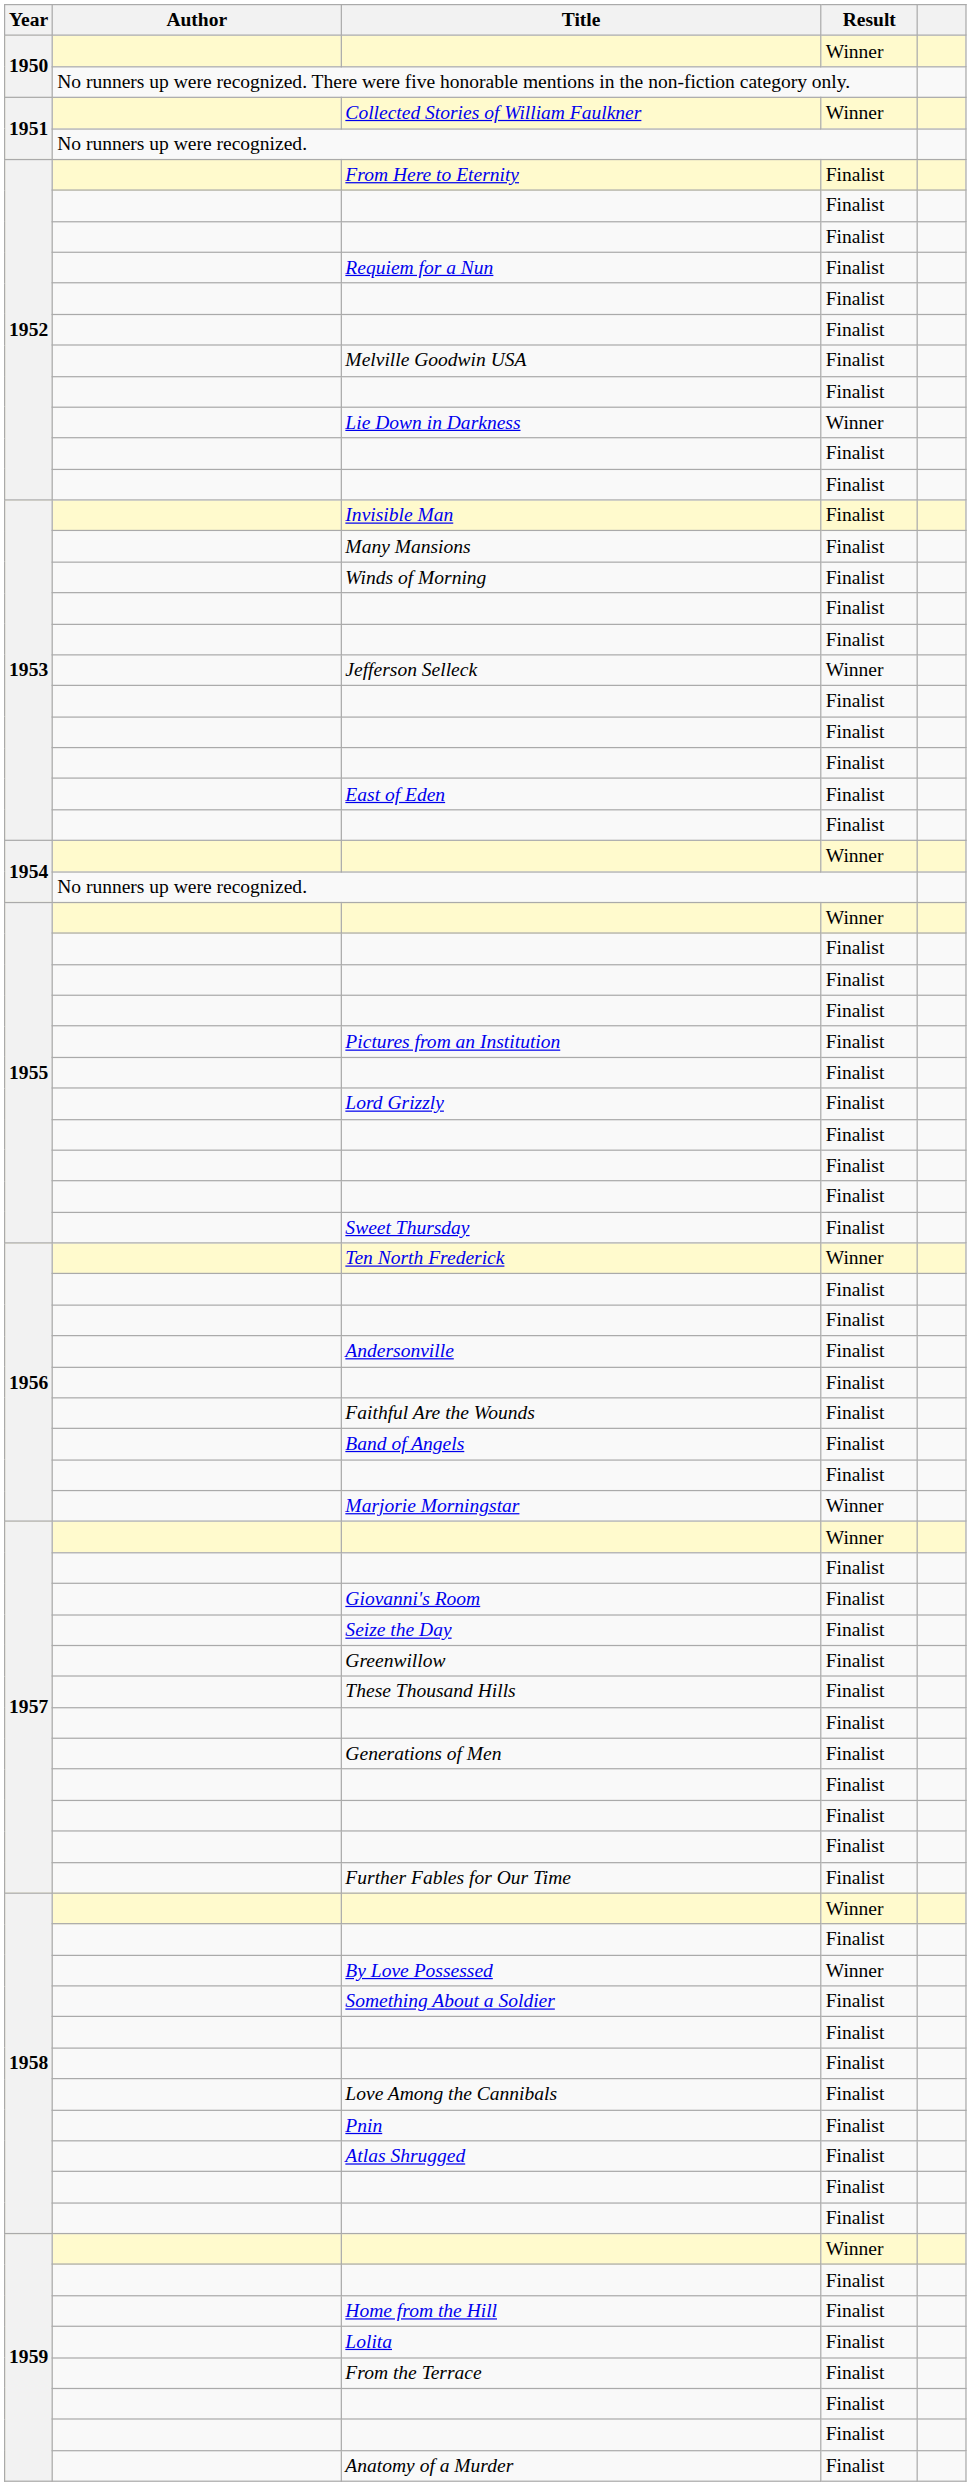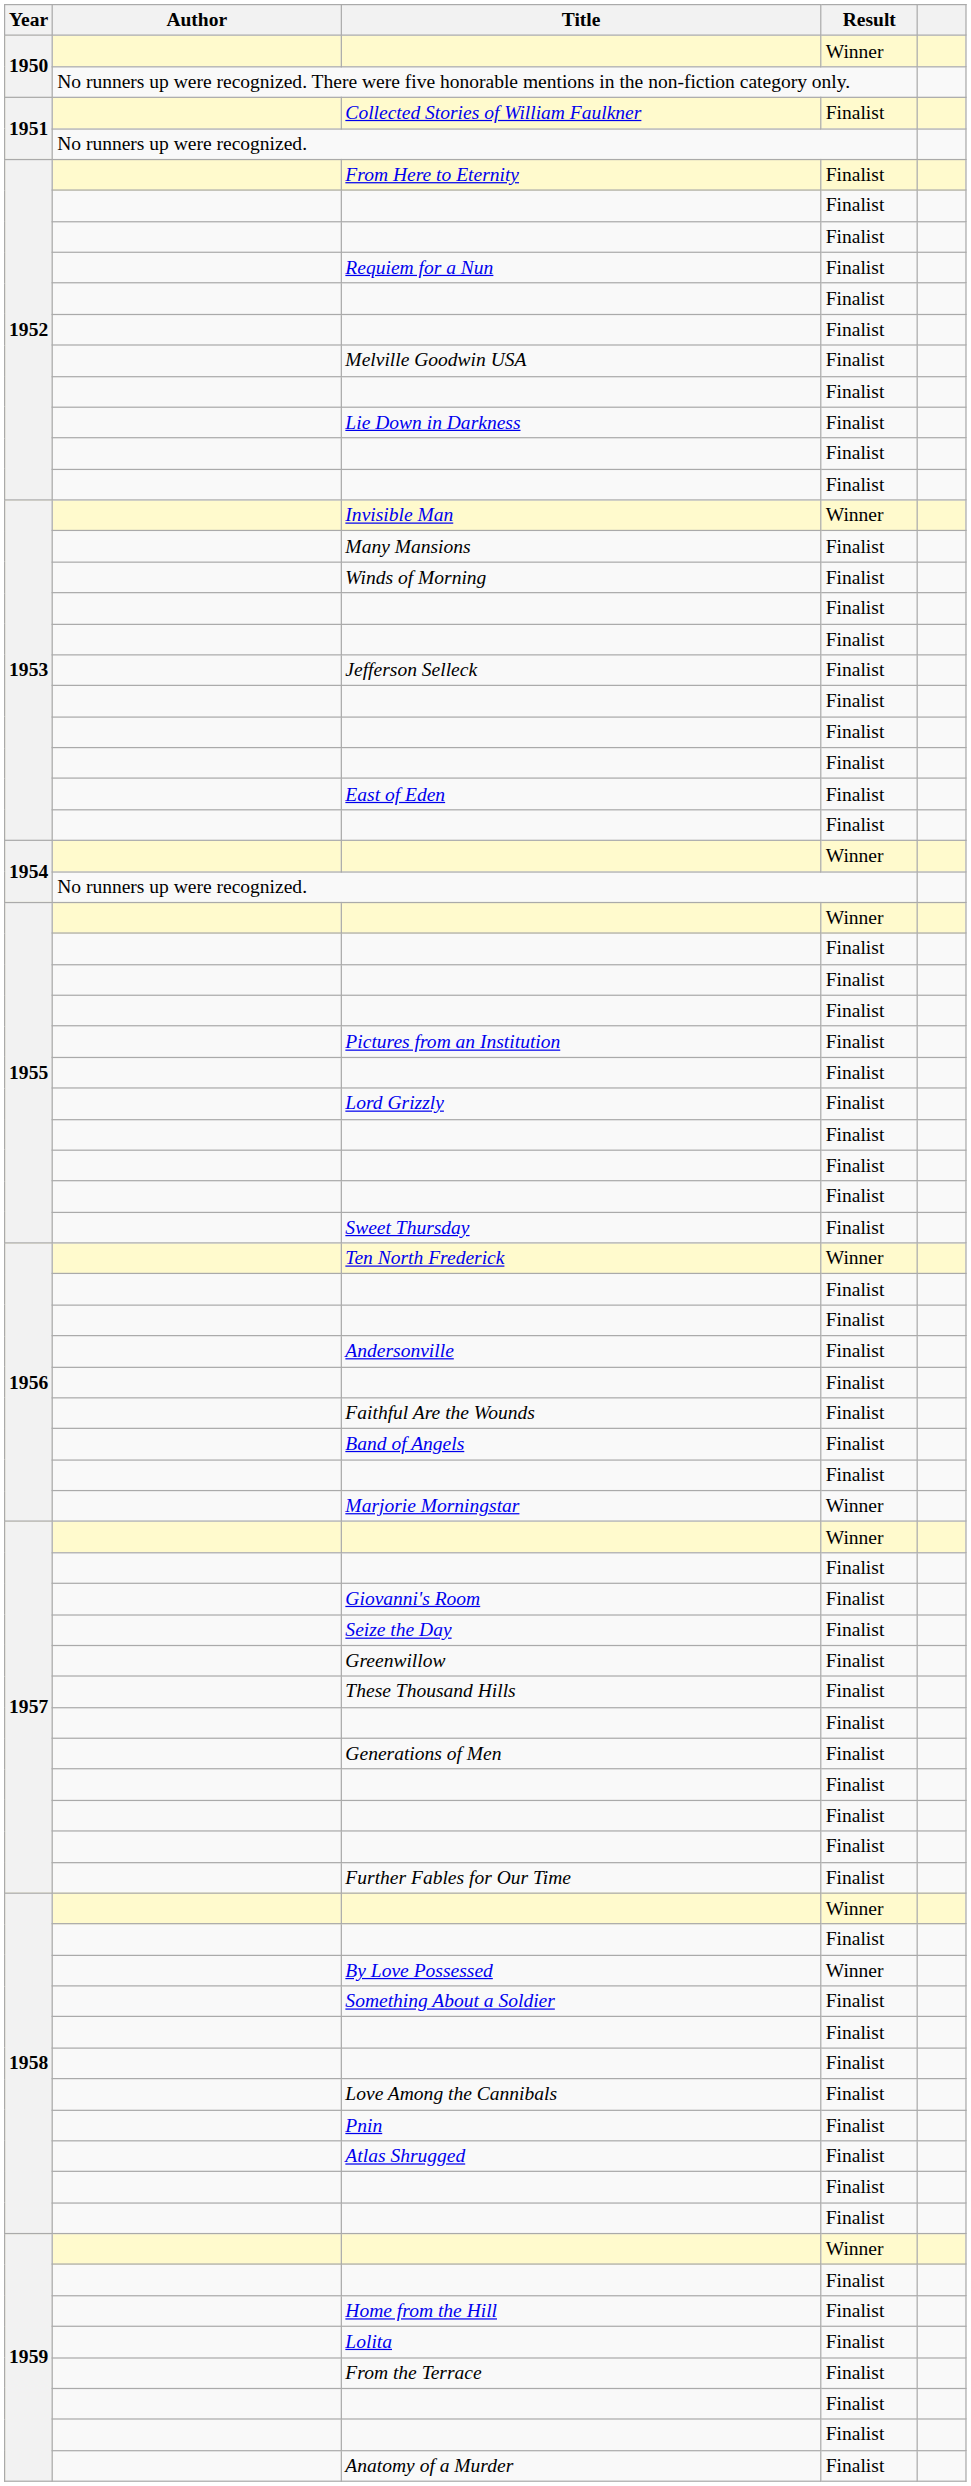(855, 112) Winner -> (855, 112) Finalist
(855, 422) Winner -> (855, 422) Finalist
(855, 515) Finalist -> (855, 515) Winner
(855, 670) Winner -> (855, 670) Finalist
